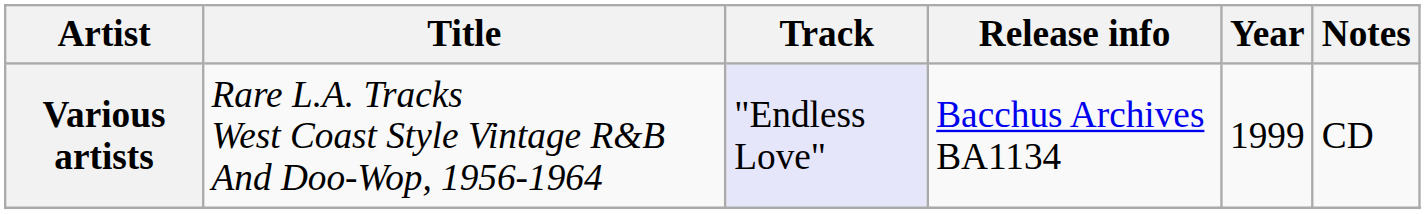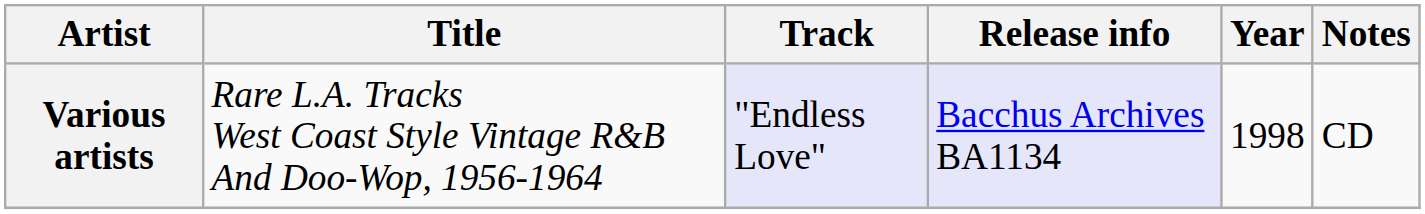(1070, 135) no background -> (1070, 135) lavender background
(1267, 135) 1999 -> (1267, 135) 1998
